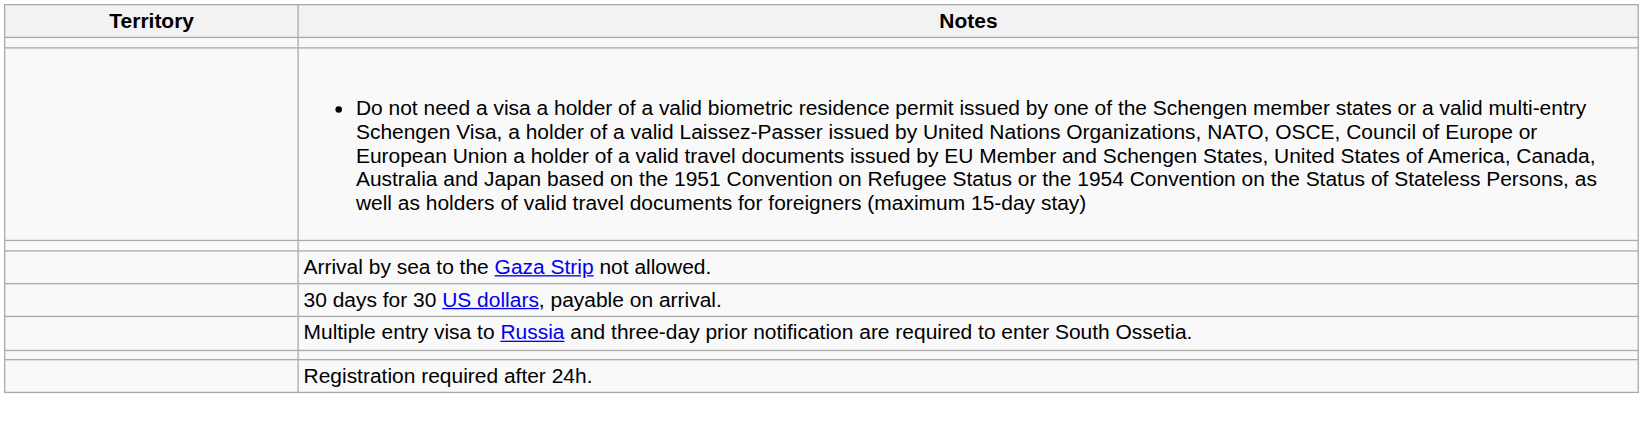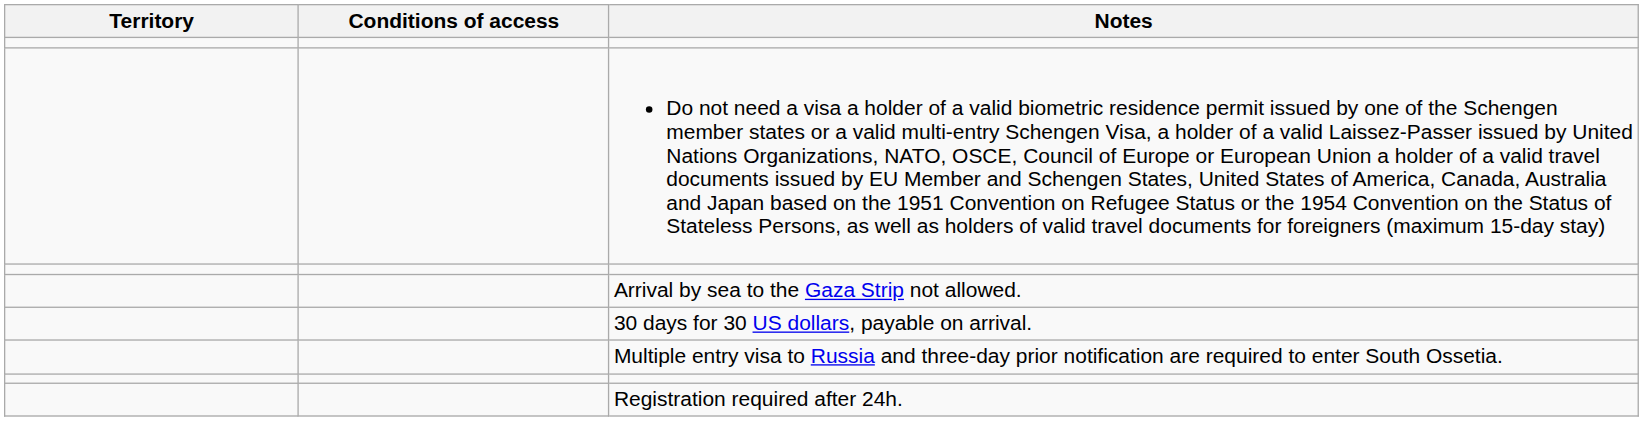+ column: (454, 21)
